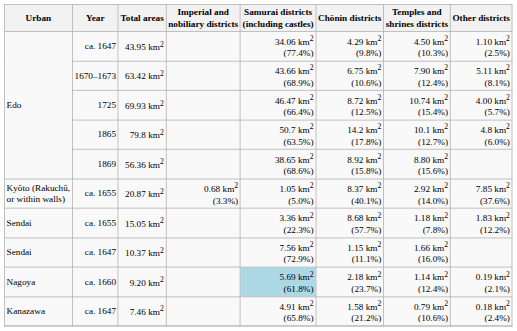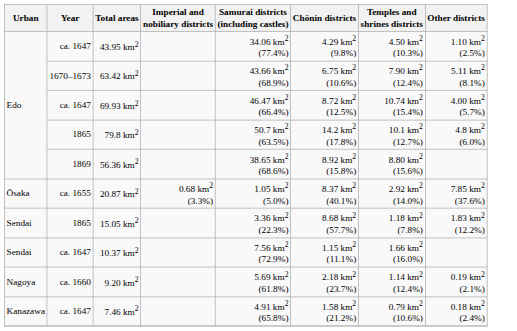(107, 105) 1725 -> (75, 105) ca. 1647
(38, 193) Kyōto (Rakuchū, or within walls) -> (18, 193) Ōsaka
(100, 223) ca. 1655 -> (82, 223) 1865
(297, 282) lightblue background -> (271, 282) no background
